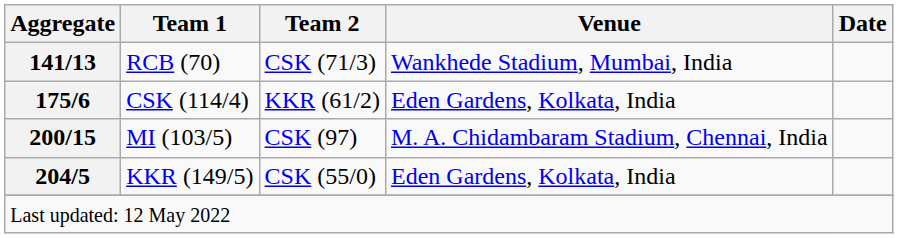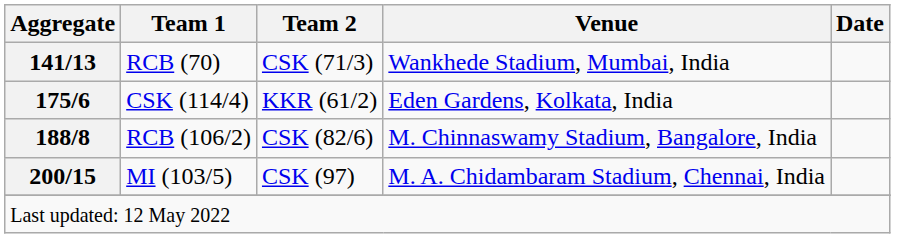+ row: (189, 137)
- row: (190, 175)
